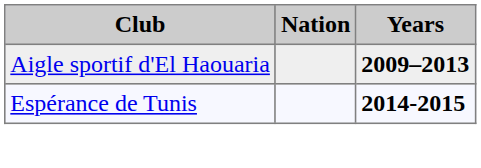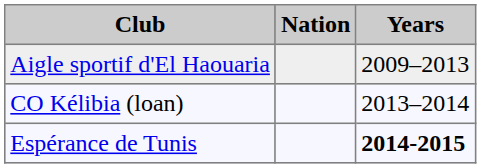(415, 63) bold -> (415, 63) normal
+ row: (97, 103)
